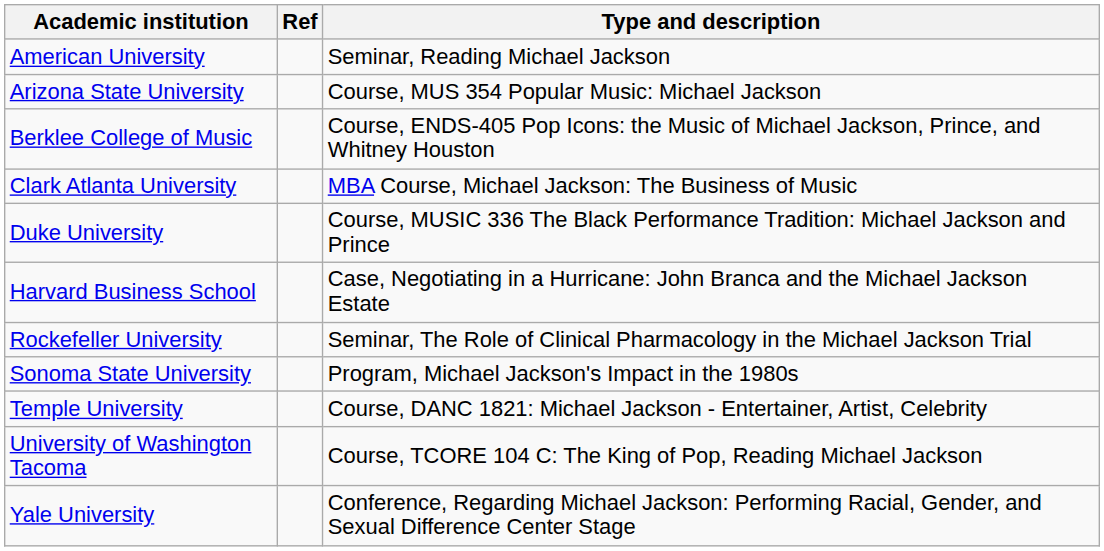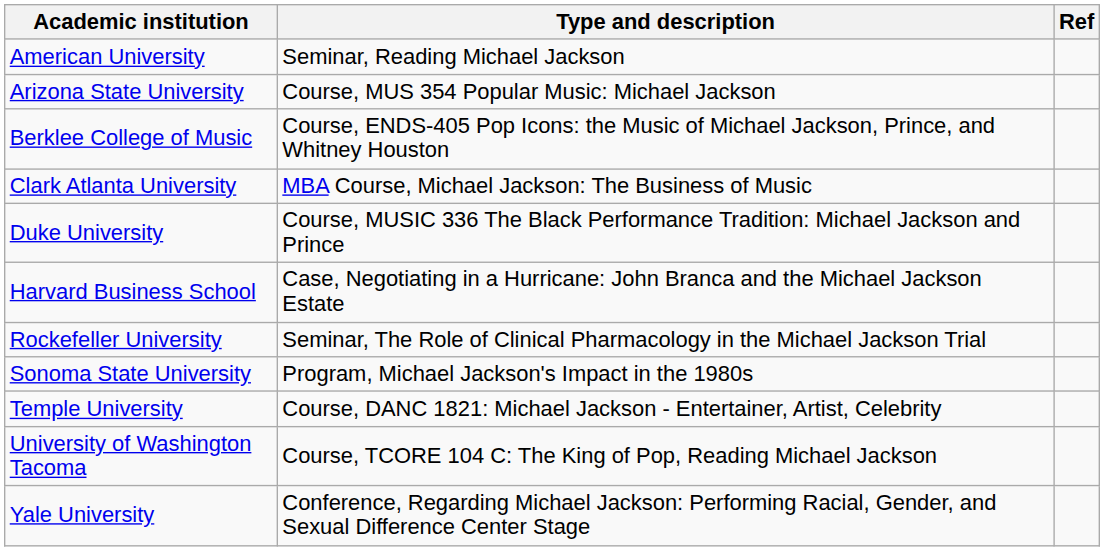columns swapped: (711, 21) <-> (300, 21)
